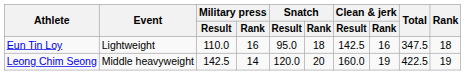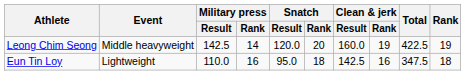rows swapped: (35, 45) <-> (52, 62)
